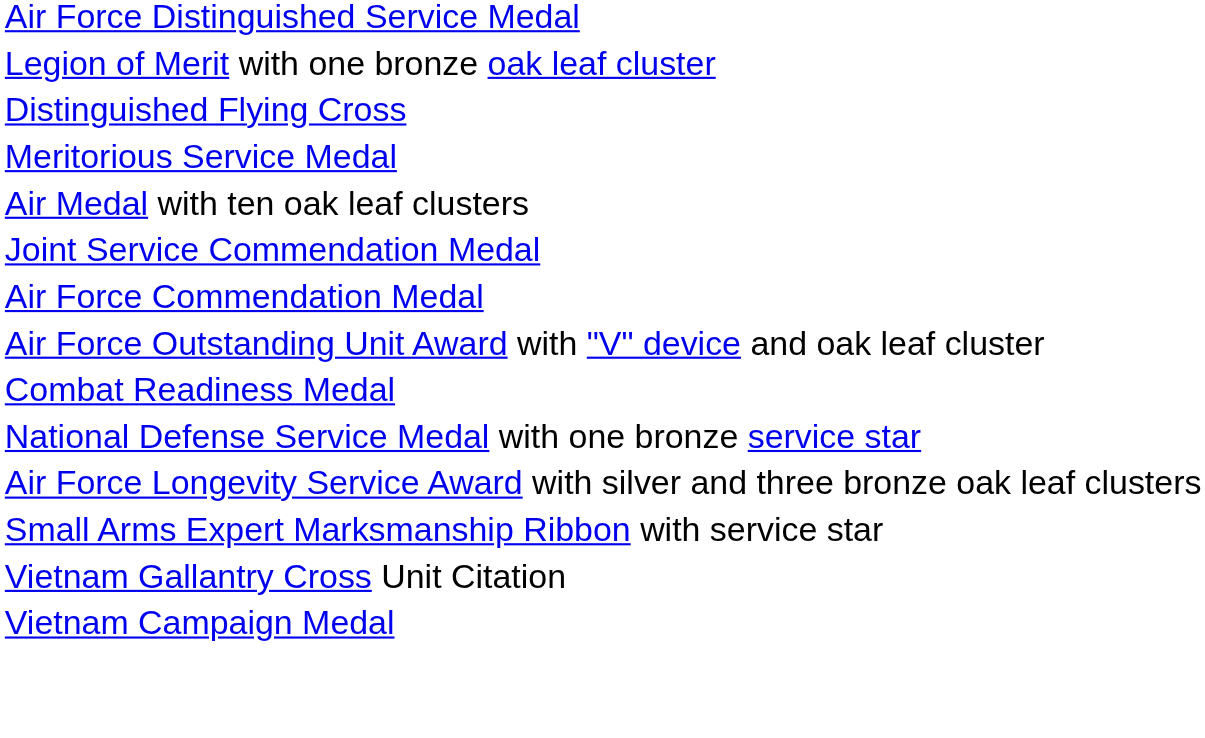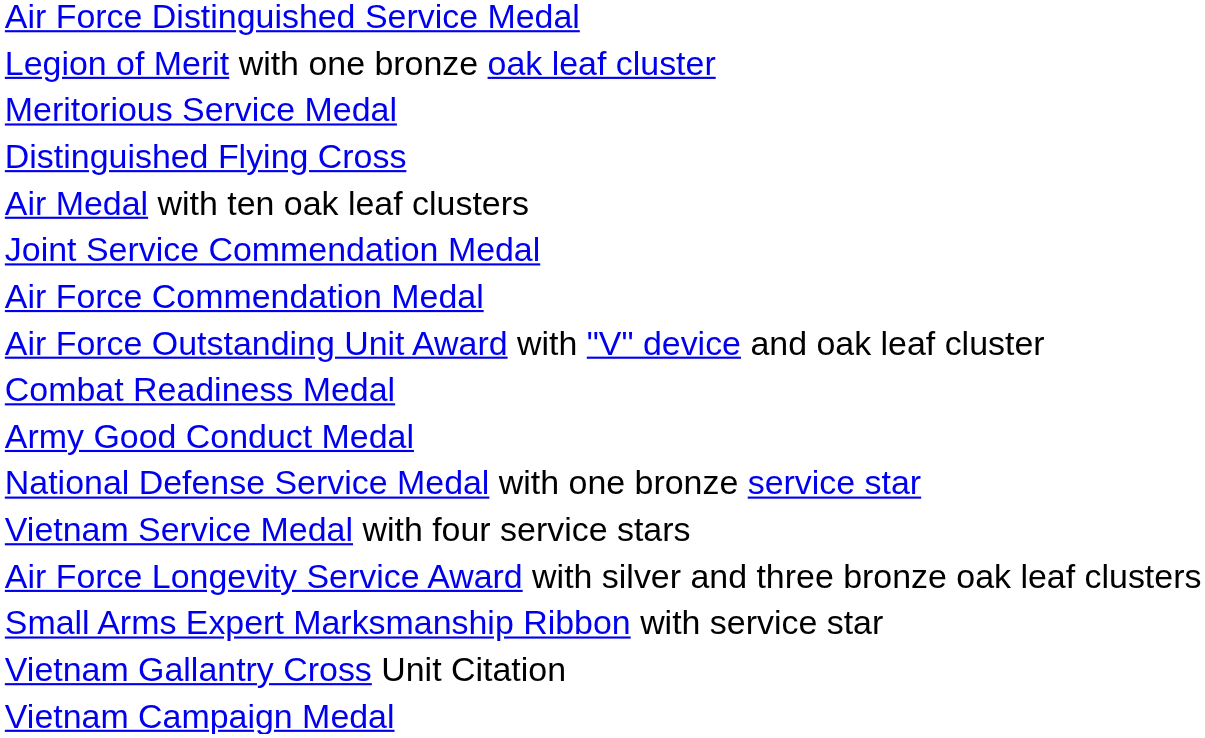rows swapped: (206, 110) <-> (201, 156)
+ row: (209, 436)
+ row: (348, 529)
